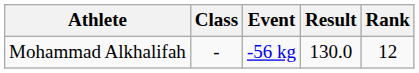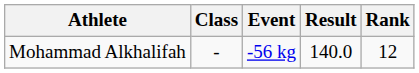(331, 51) 130.0 -> (331, 51) 140.0
